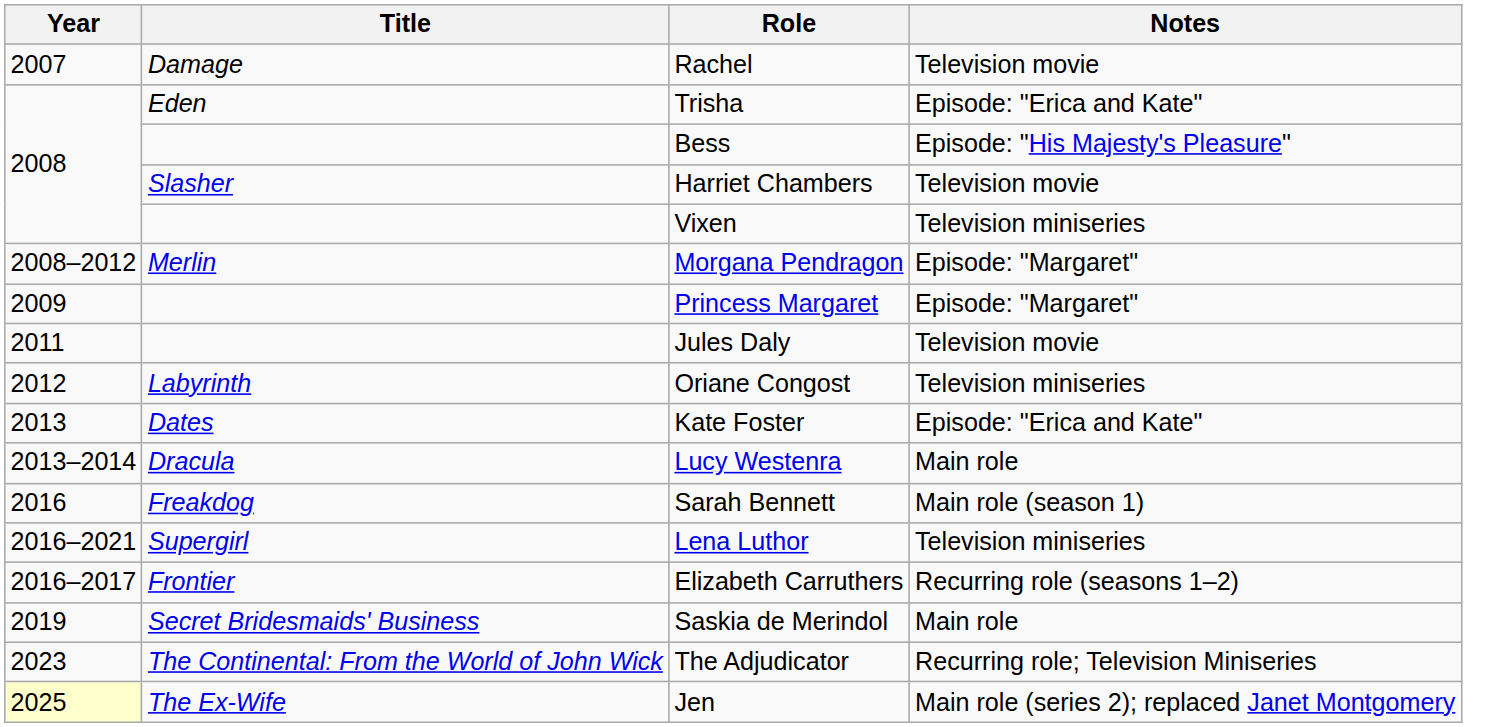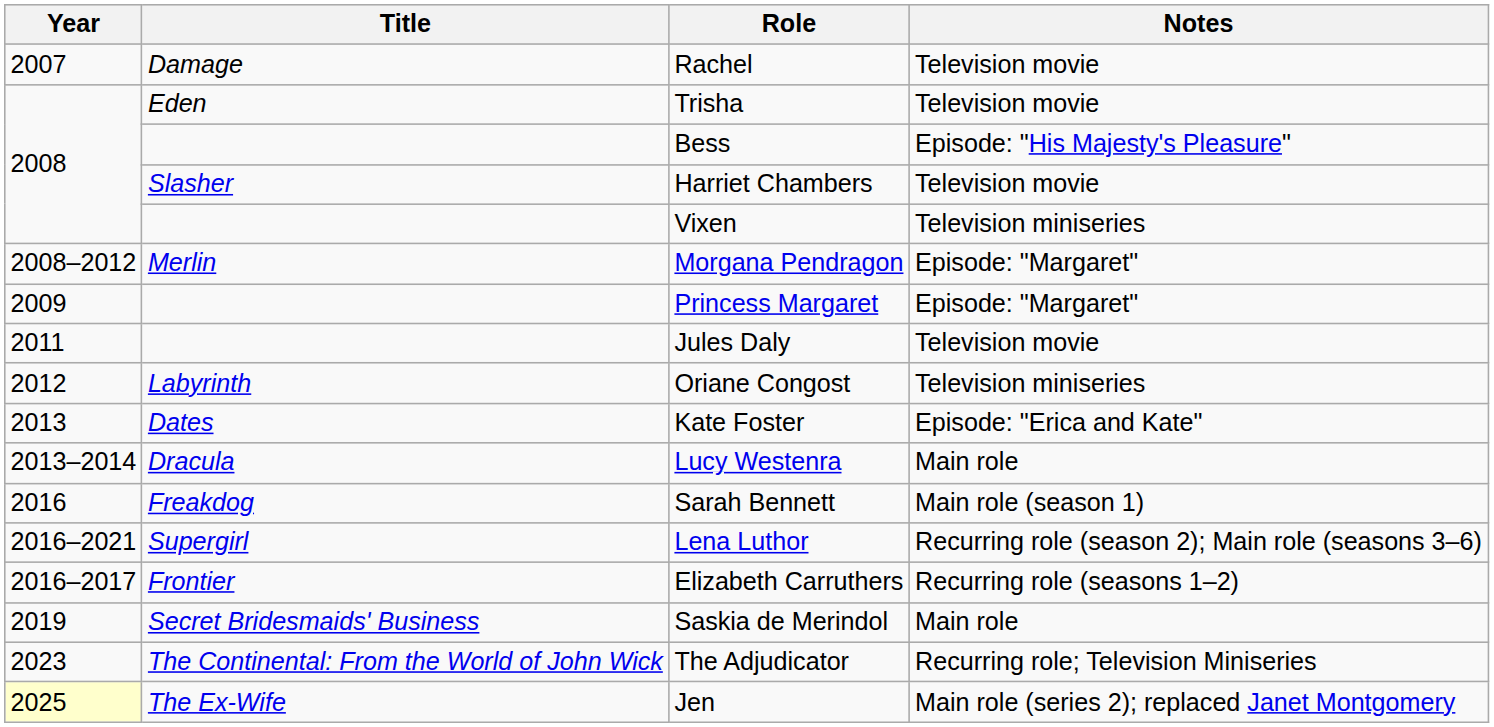(1059, 104) Episode: "Erica and Kate" -> (1007, 104) Television movie
(1030, 542) Television miniseries -> (1198, 542) Recurring role (season 2); Main role (seasons 3–6)
